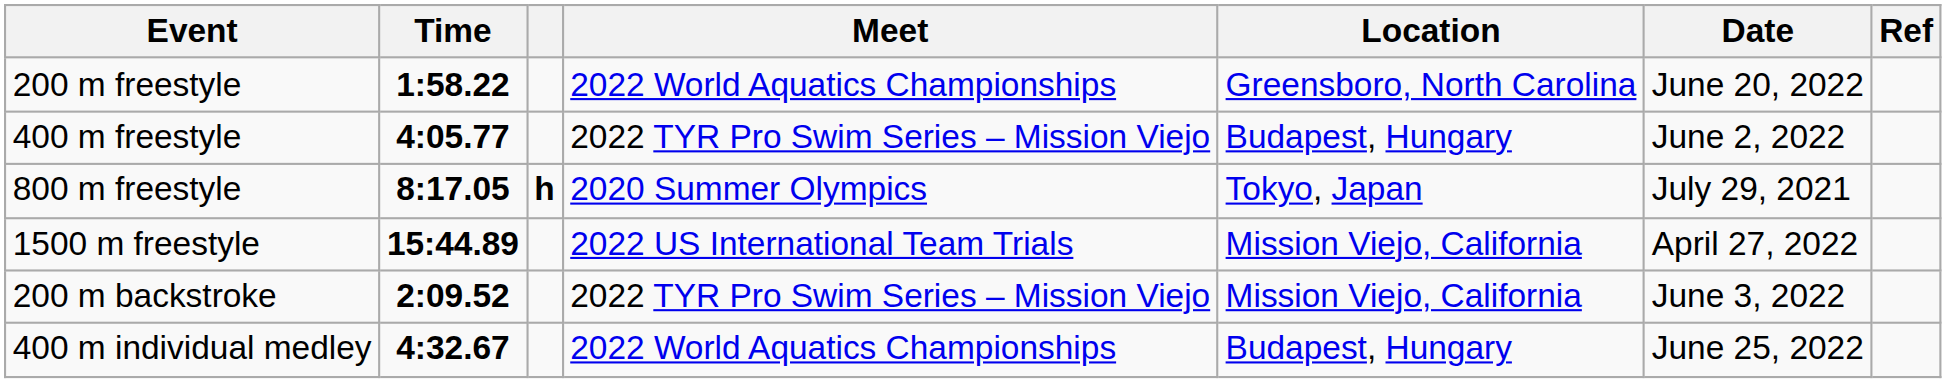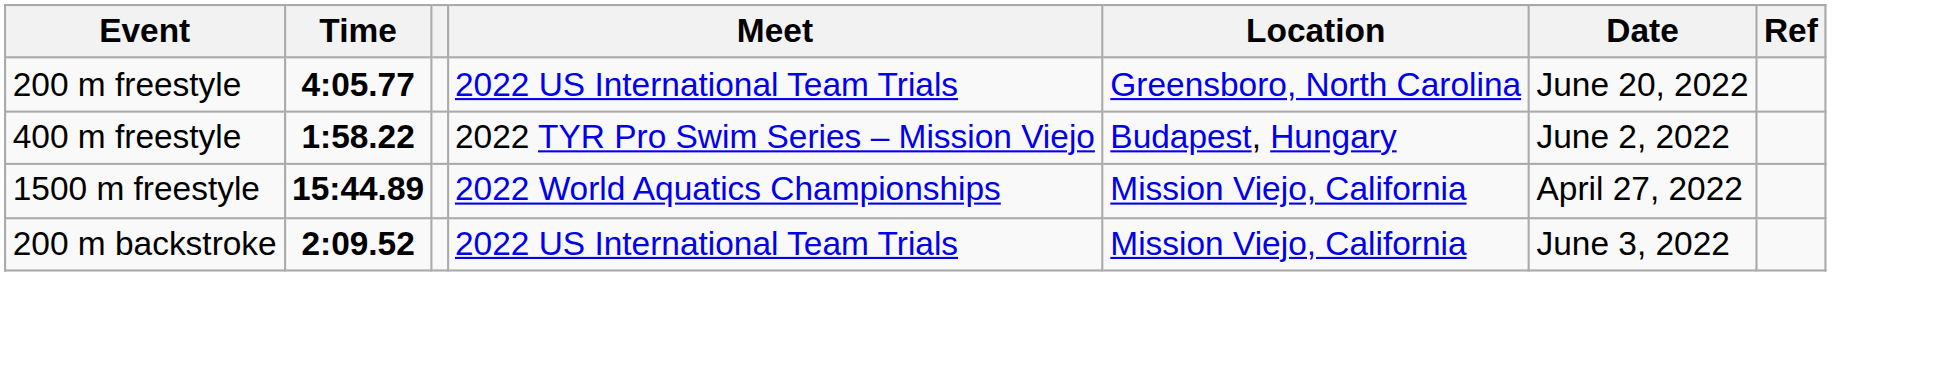(453, 84) 1:58.22 -> (358, 84) 4:05.77
(843, 84) 2022 World Aquatics Championships -> (707, 84) 2022 US International Team Trials
(453, 137) 4:05.77 -> (358, 137) 1:58.22
- row: (127, 190)
(822, 243) 2022 US International Team Trials -> (728, 190) 2022 World Aquatics Championships
(890, 296) 2022 TYR Pro Swim Series – Mission Viejo -> (707, 243) 2022 US International Team Trials
- row: (192, 349)
